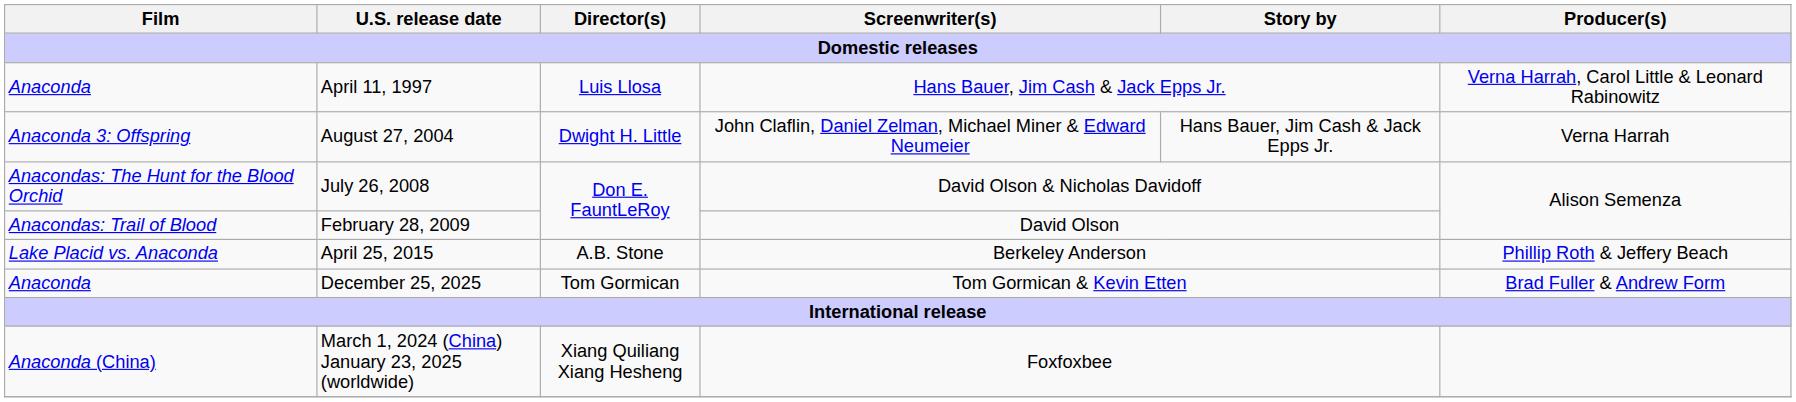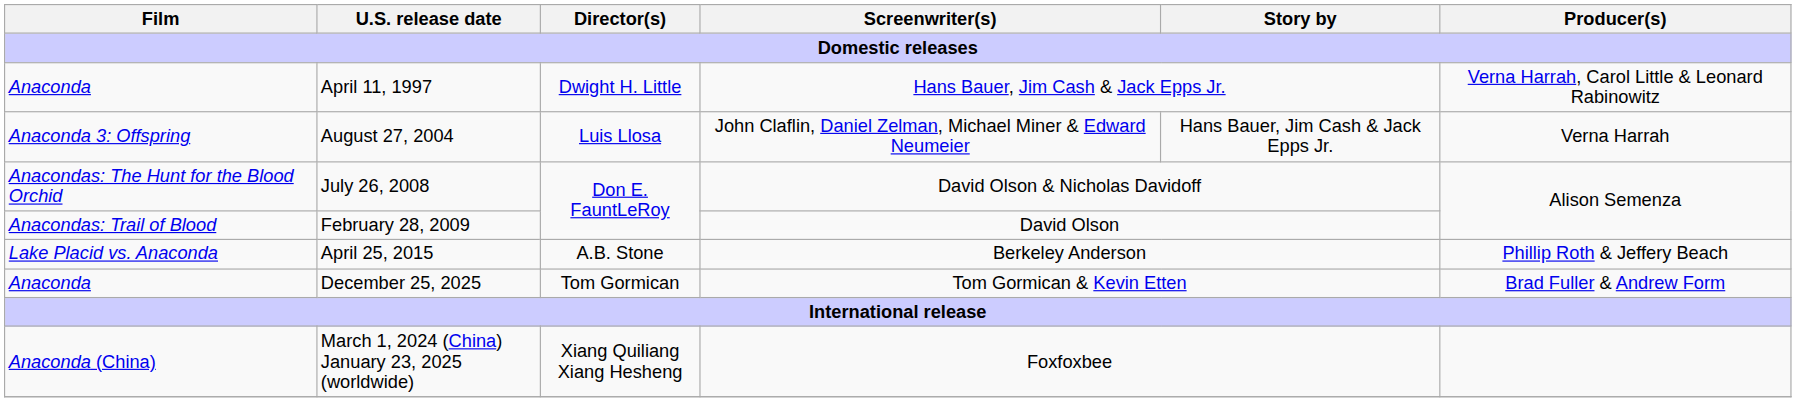(620, 87) Luis Llosa -> (620, 87) Dwight H. Little
(620, 136) Dwight H. Little -> (620, 136) Luis Llosa
